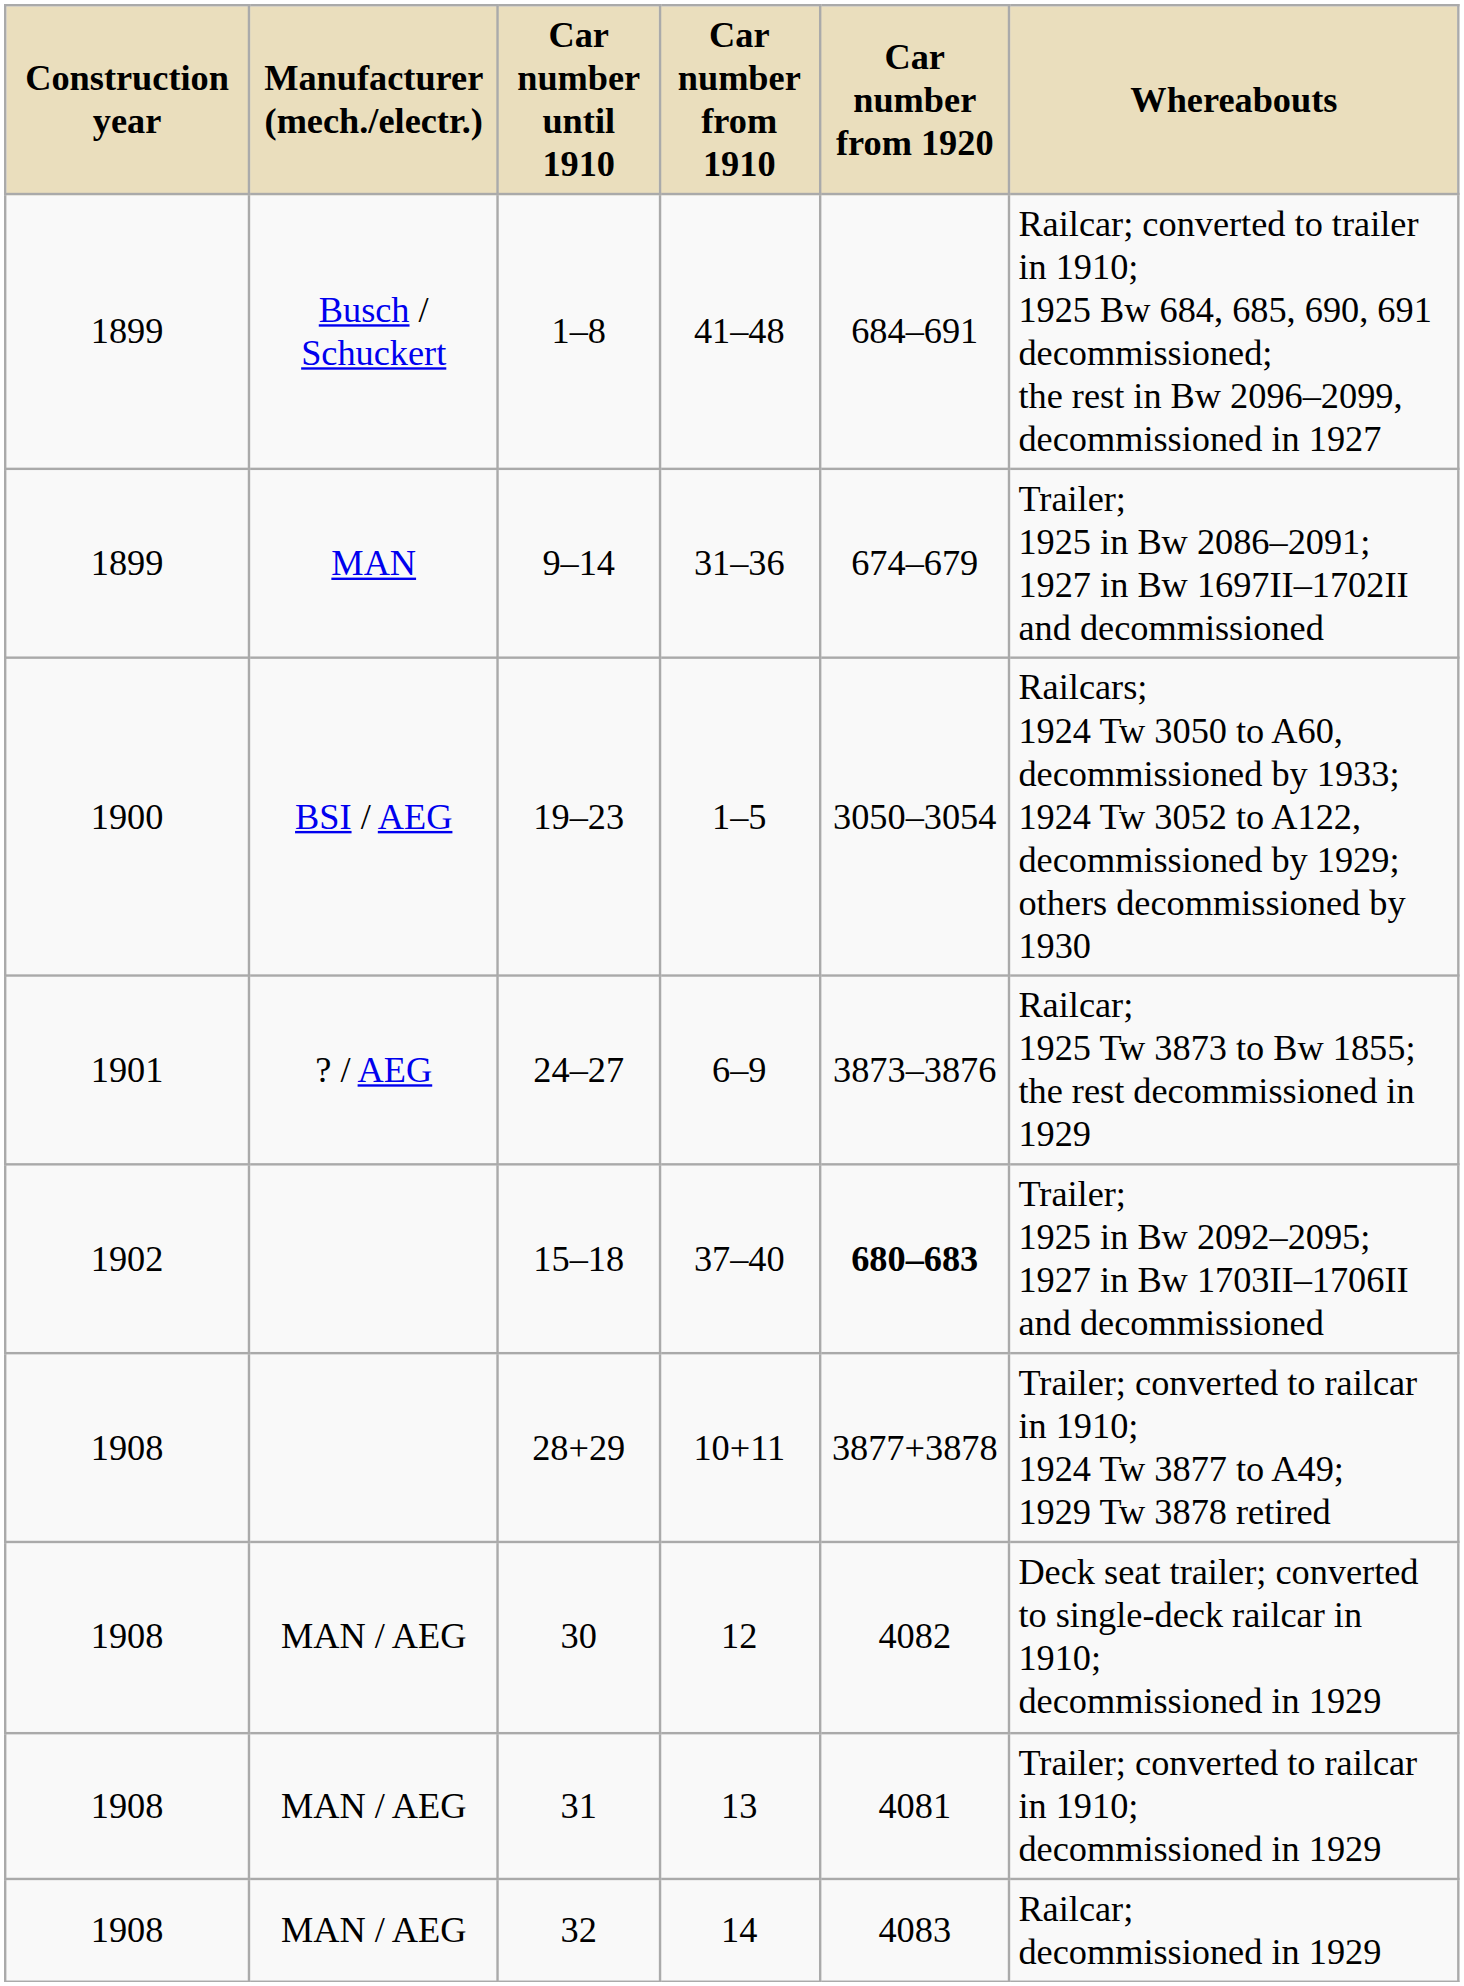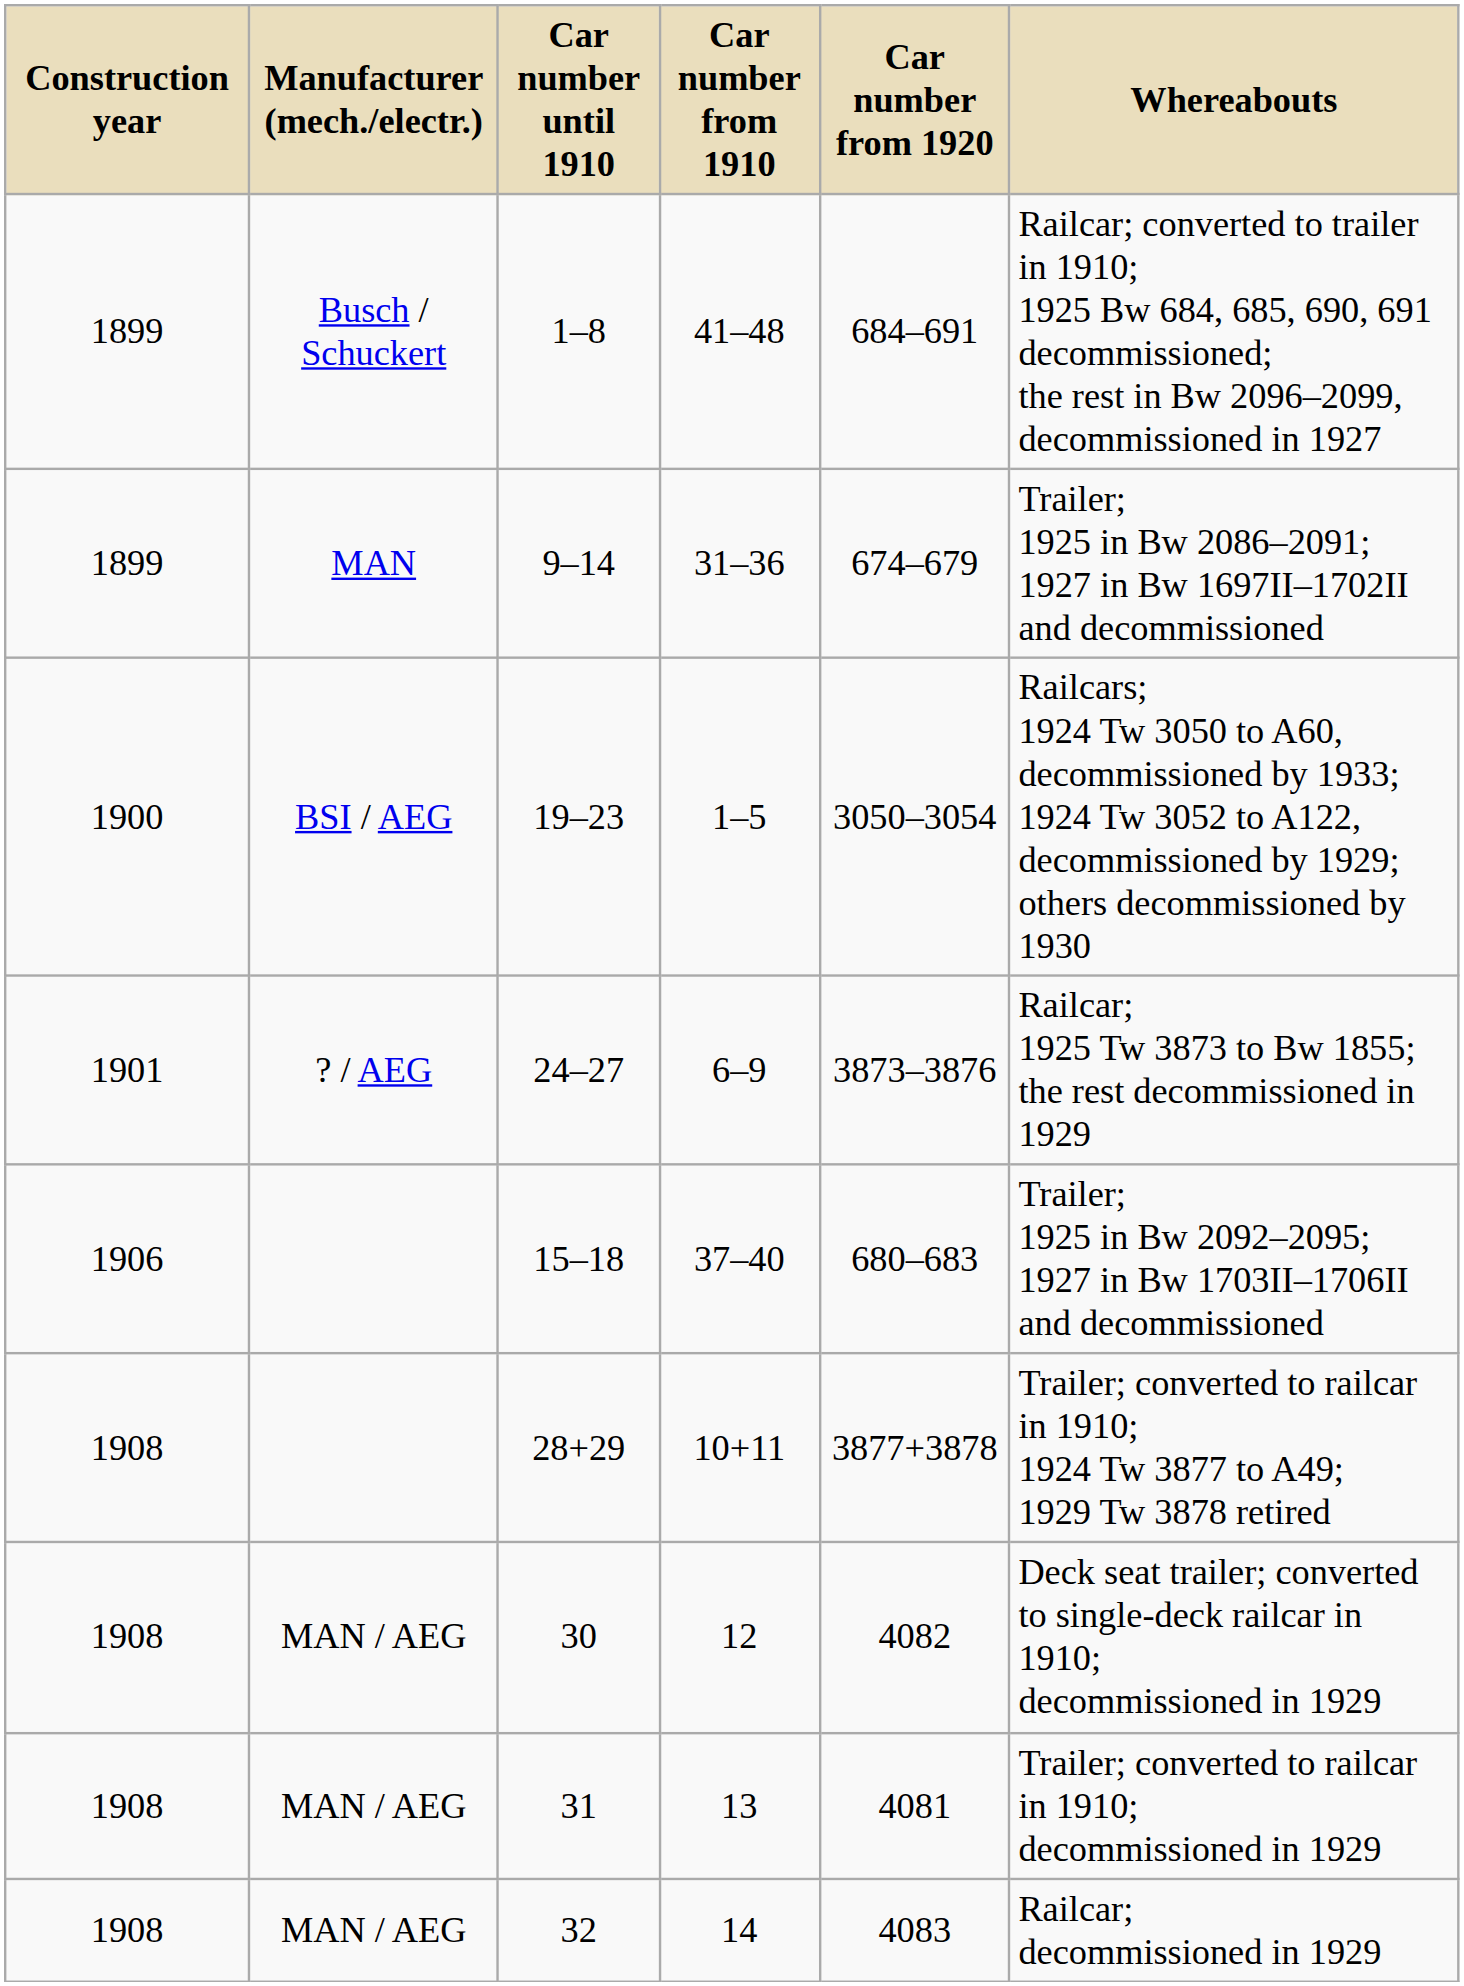(127, 1259) 1902 -> (127, 1259) 1906
(915, 1259) bold -> (915, 1259) normal
